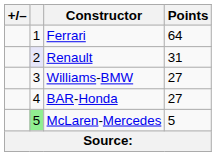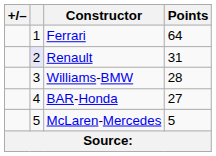(175, 78) 27 -> (175, 78) 28
(37, 120) lightgreen background -> (37, 120) no background
